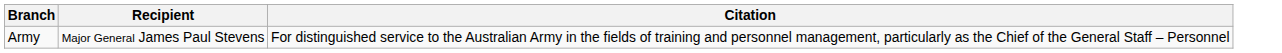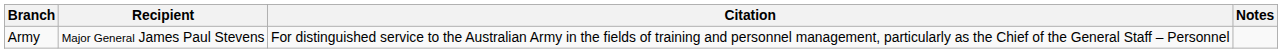+ column: (1255, 16)
